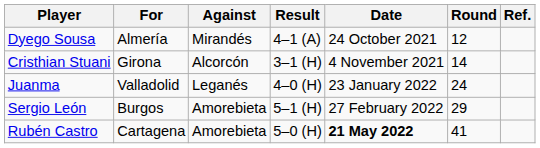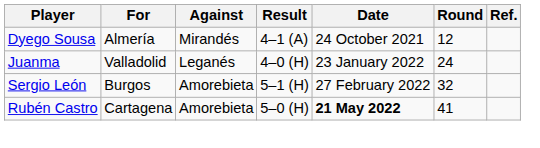- row: (59, 62)
(459, 108) 29 -> (445, 85) 32
